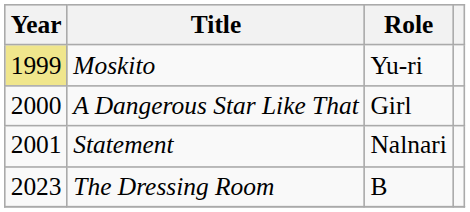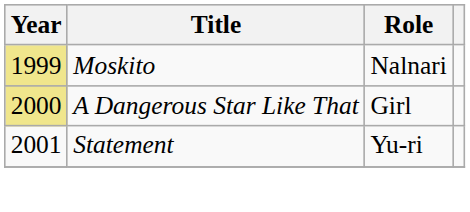(397, 65) Yu-ri -> (409, 65) Nalnari
(36, 105) no background -> (36, 105) khaki background
(409, 145) Nalnari -> (397, 145) Yu-ri
- row: (174, 186)
